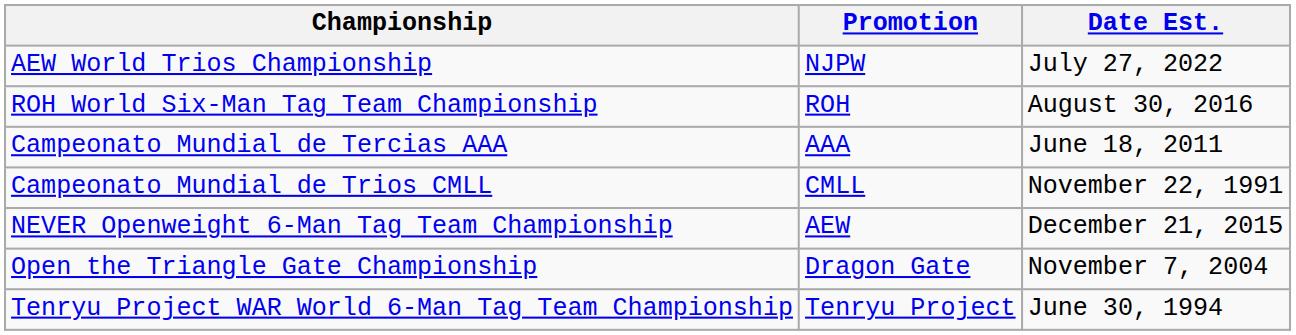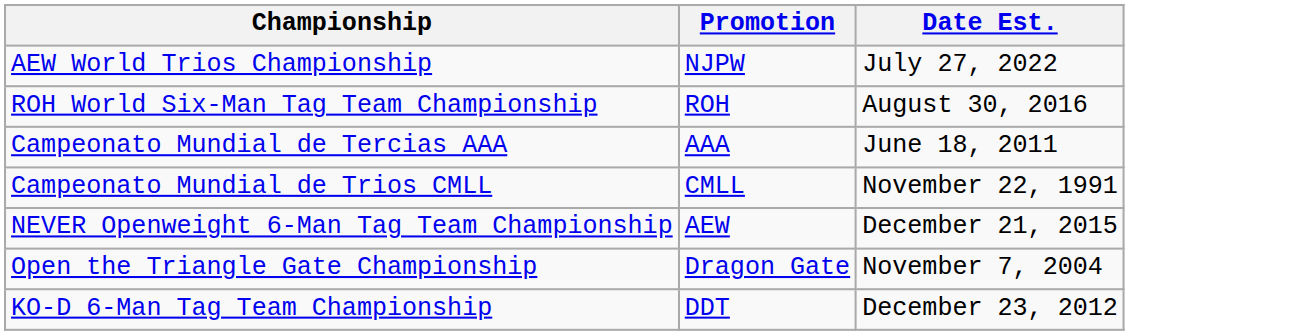+ row: (252, 309)
- row: (402, 309)
